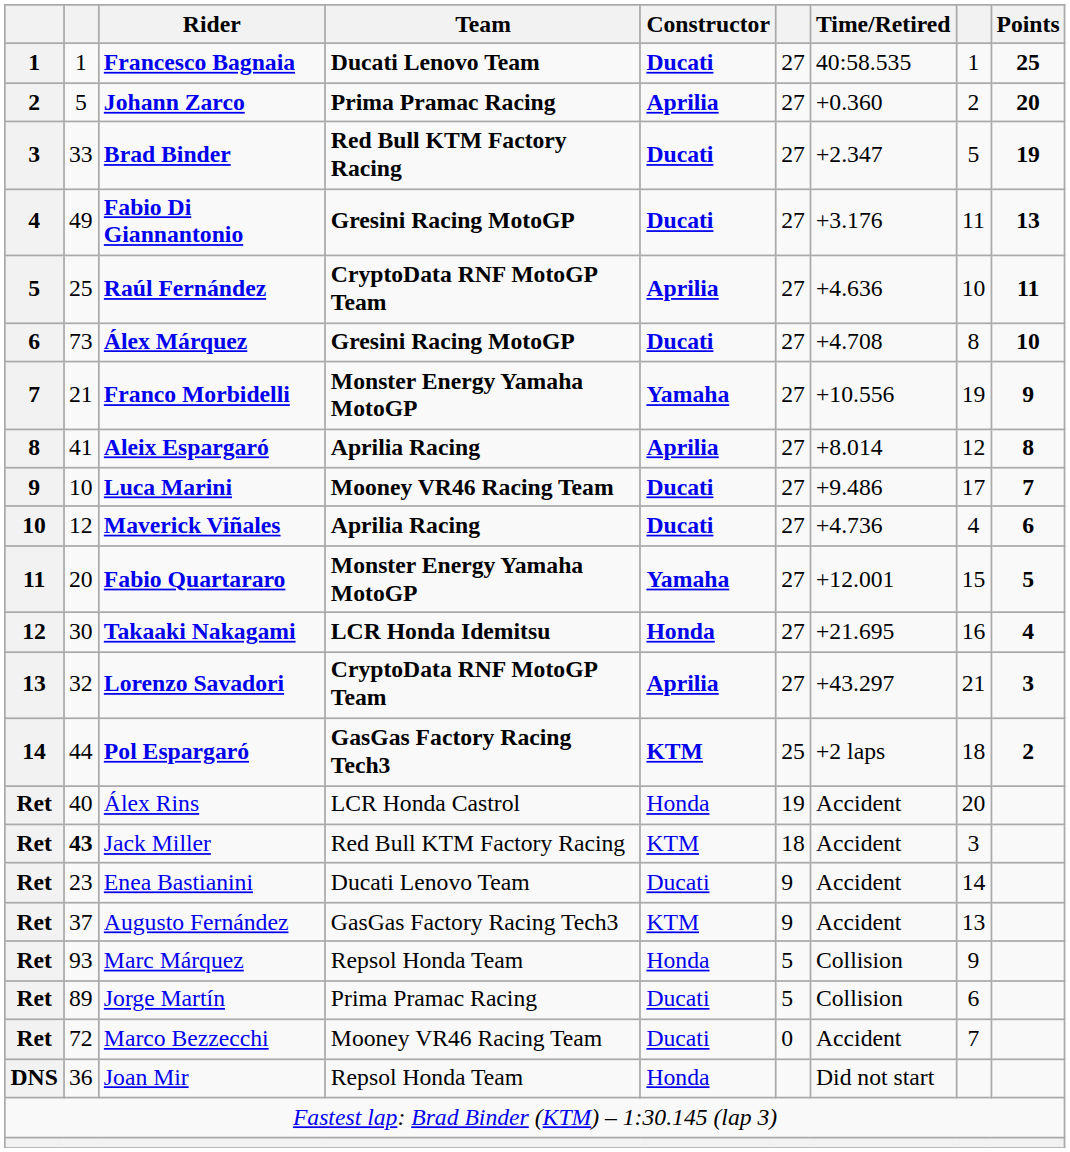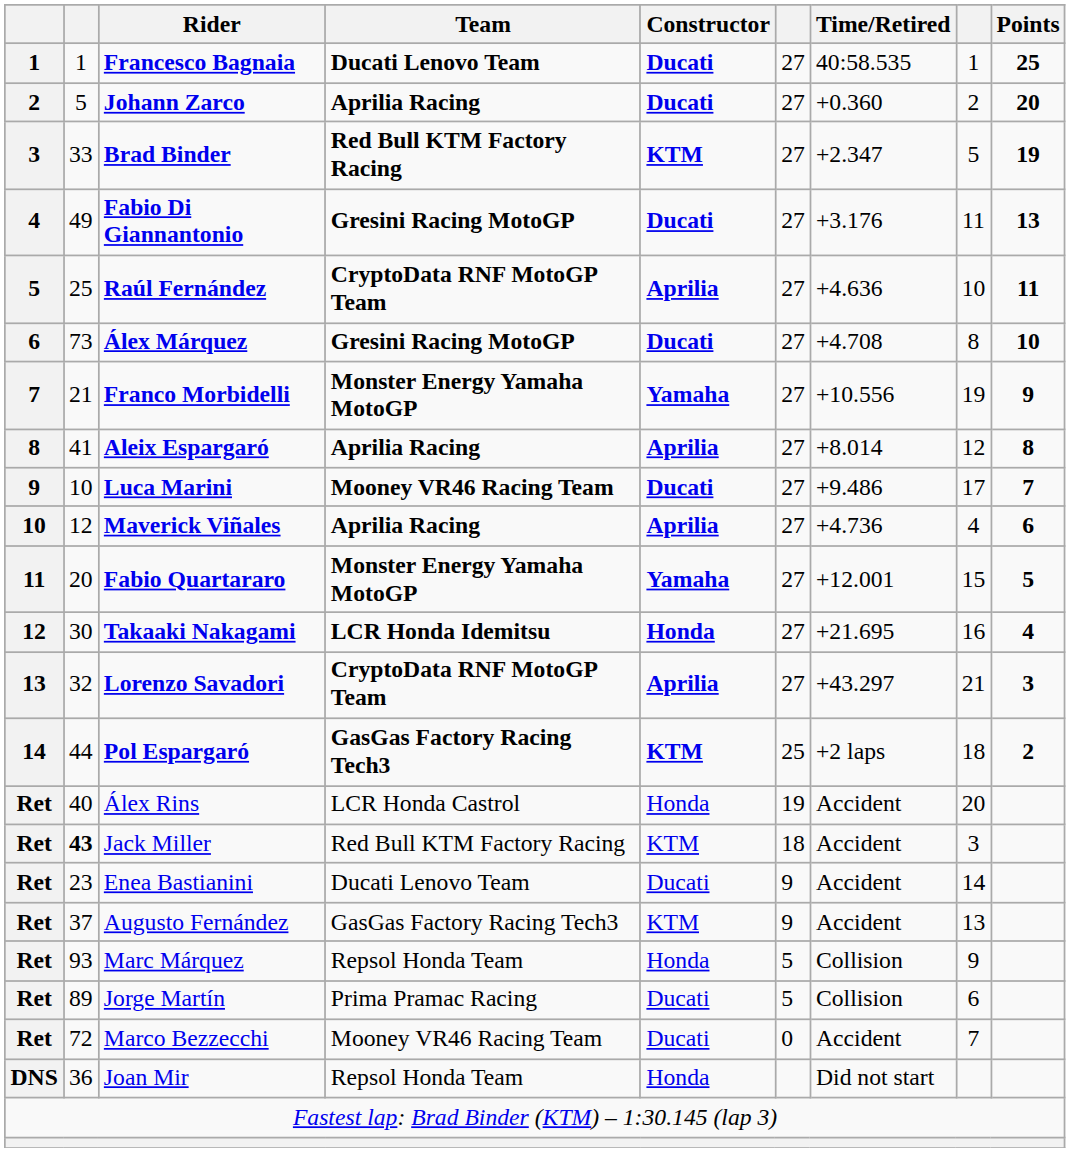(443, 101) Prima Pramac Racing -> (405, 101) Aprilia Racing
(683, 101) Aprilia -> (680, 101) Ducati
(680, 154) Ducati -> (675, 154) KTM
(680, 525) Ducati -> (683, 525) Aprilia
